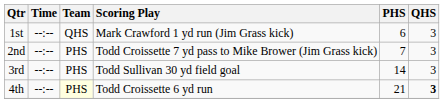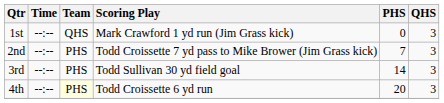(403, 32) 6 -> (403, 32) 0
(400, 88) 21 -> (400, 88) 20
(433, 88) bold -> (433, 88) normal
